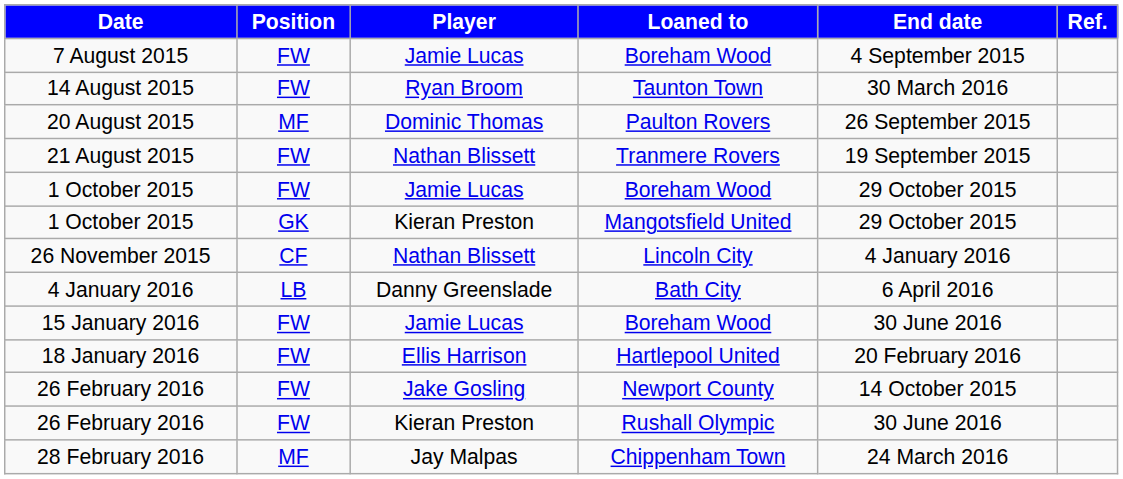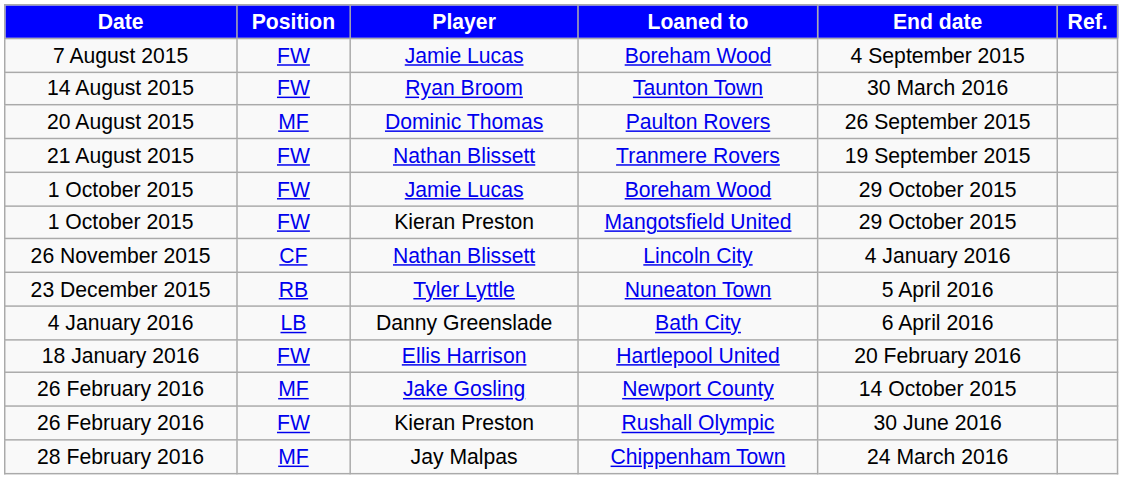(293, 223) GK -> (293, 223) FW
+ row: (121, 289)
- row: (121, 323)
(293, 390) FW -> (293, 390) MF
